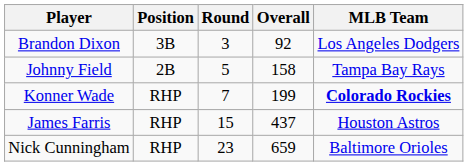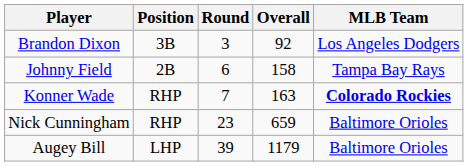(225, 69) 5 -> (225, 69) 6
(283, 95) 199 -> (283, 95) 163
- row: (69, 122)
+ row: (69, 148)
